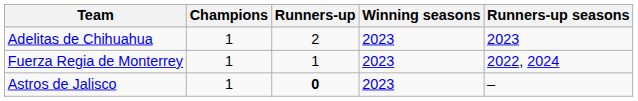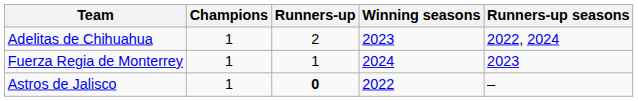(503, 38) 2023 -> (523, 38) 2022, 2024
(378, 61) 2023 -> (378, 61) 2024
(523, 61) 2022, 2024 -> (503, 61) 2023
(378, 84) 2023 -> (378, 84) 2022
